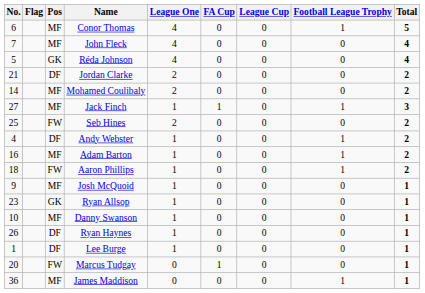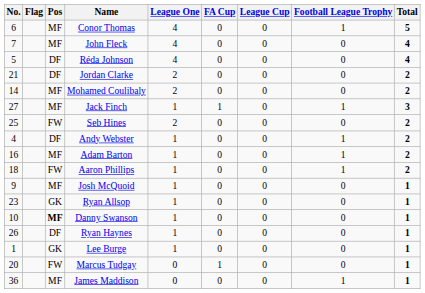(55, 59) GK -> (55, 59) DF
(55, 217) normal -> (55, 217) bold
(55, 249) DF -> (55, 249) GK
